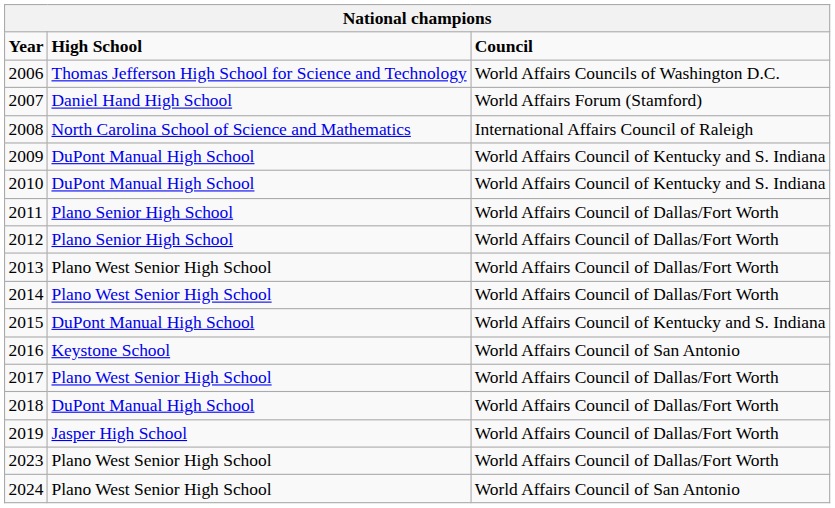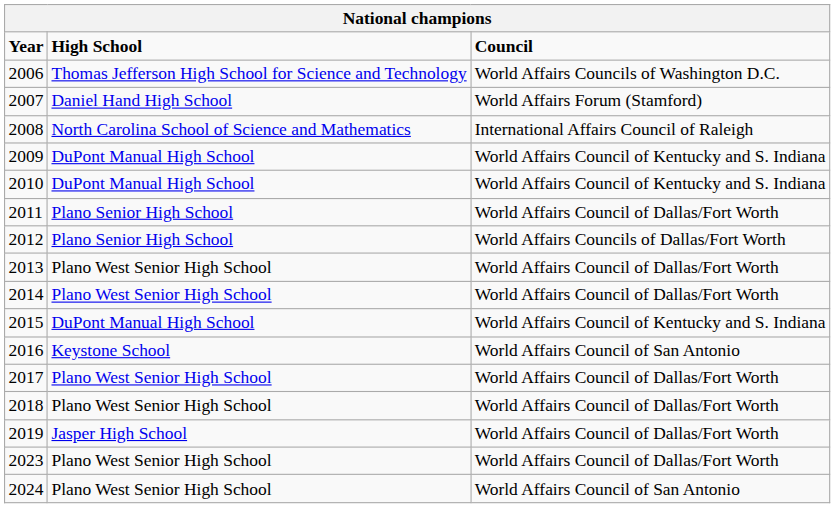(627, 239) World Affairs Council of Dallas/Fort Worth -> (630, 239) World Affairs Councils of Dallas/Fort Worth
(153, 405) DuPont Manual High School -> (162, 405) Plano West Senior High School
